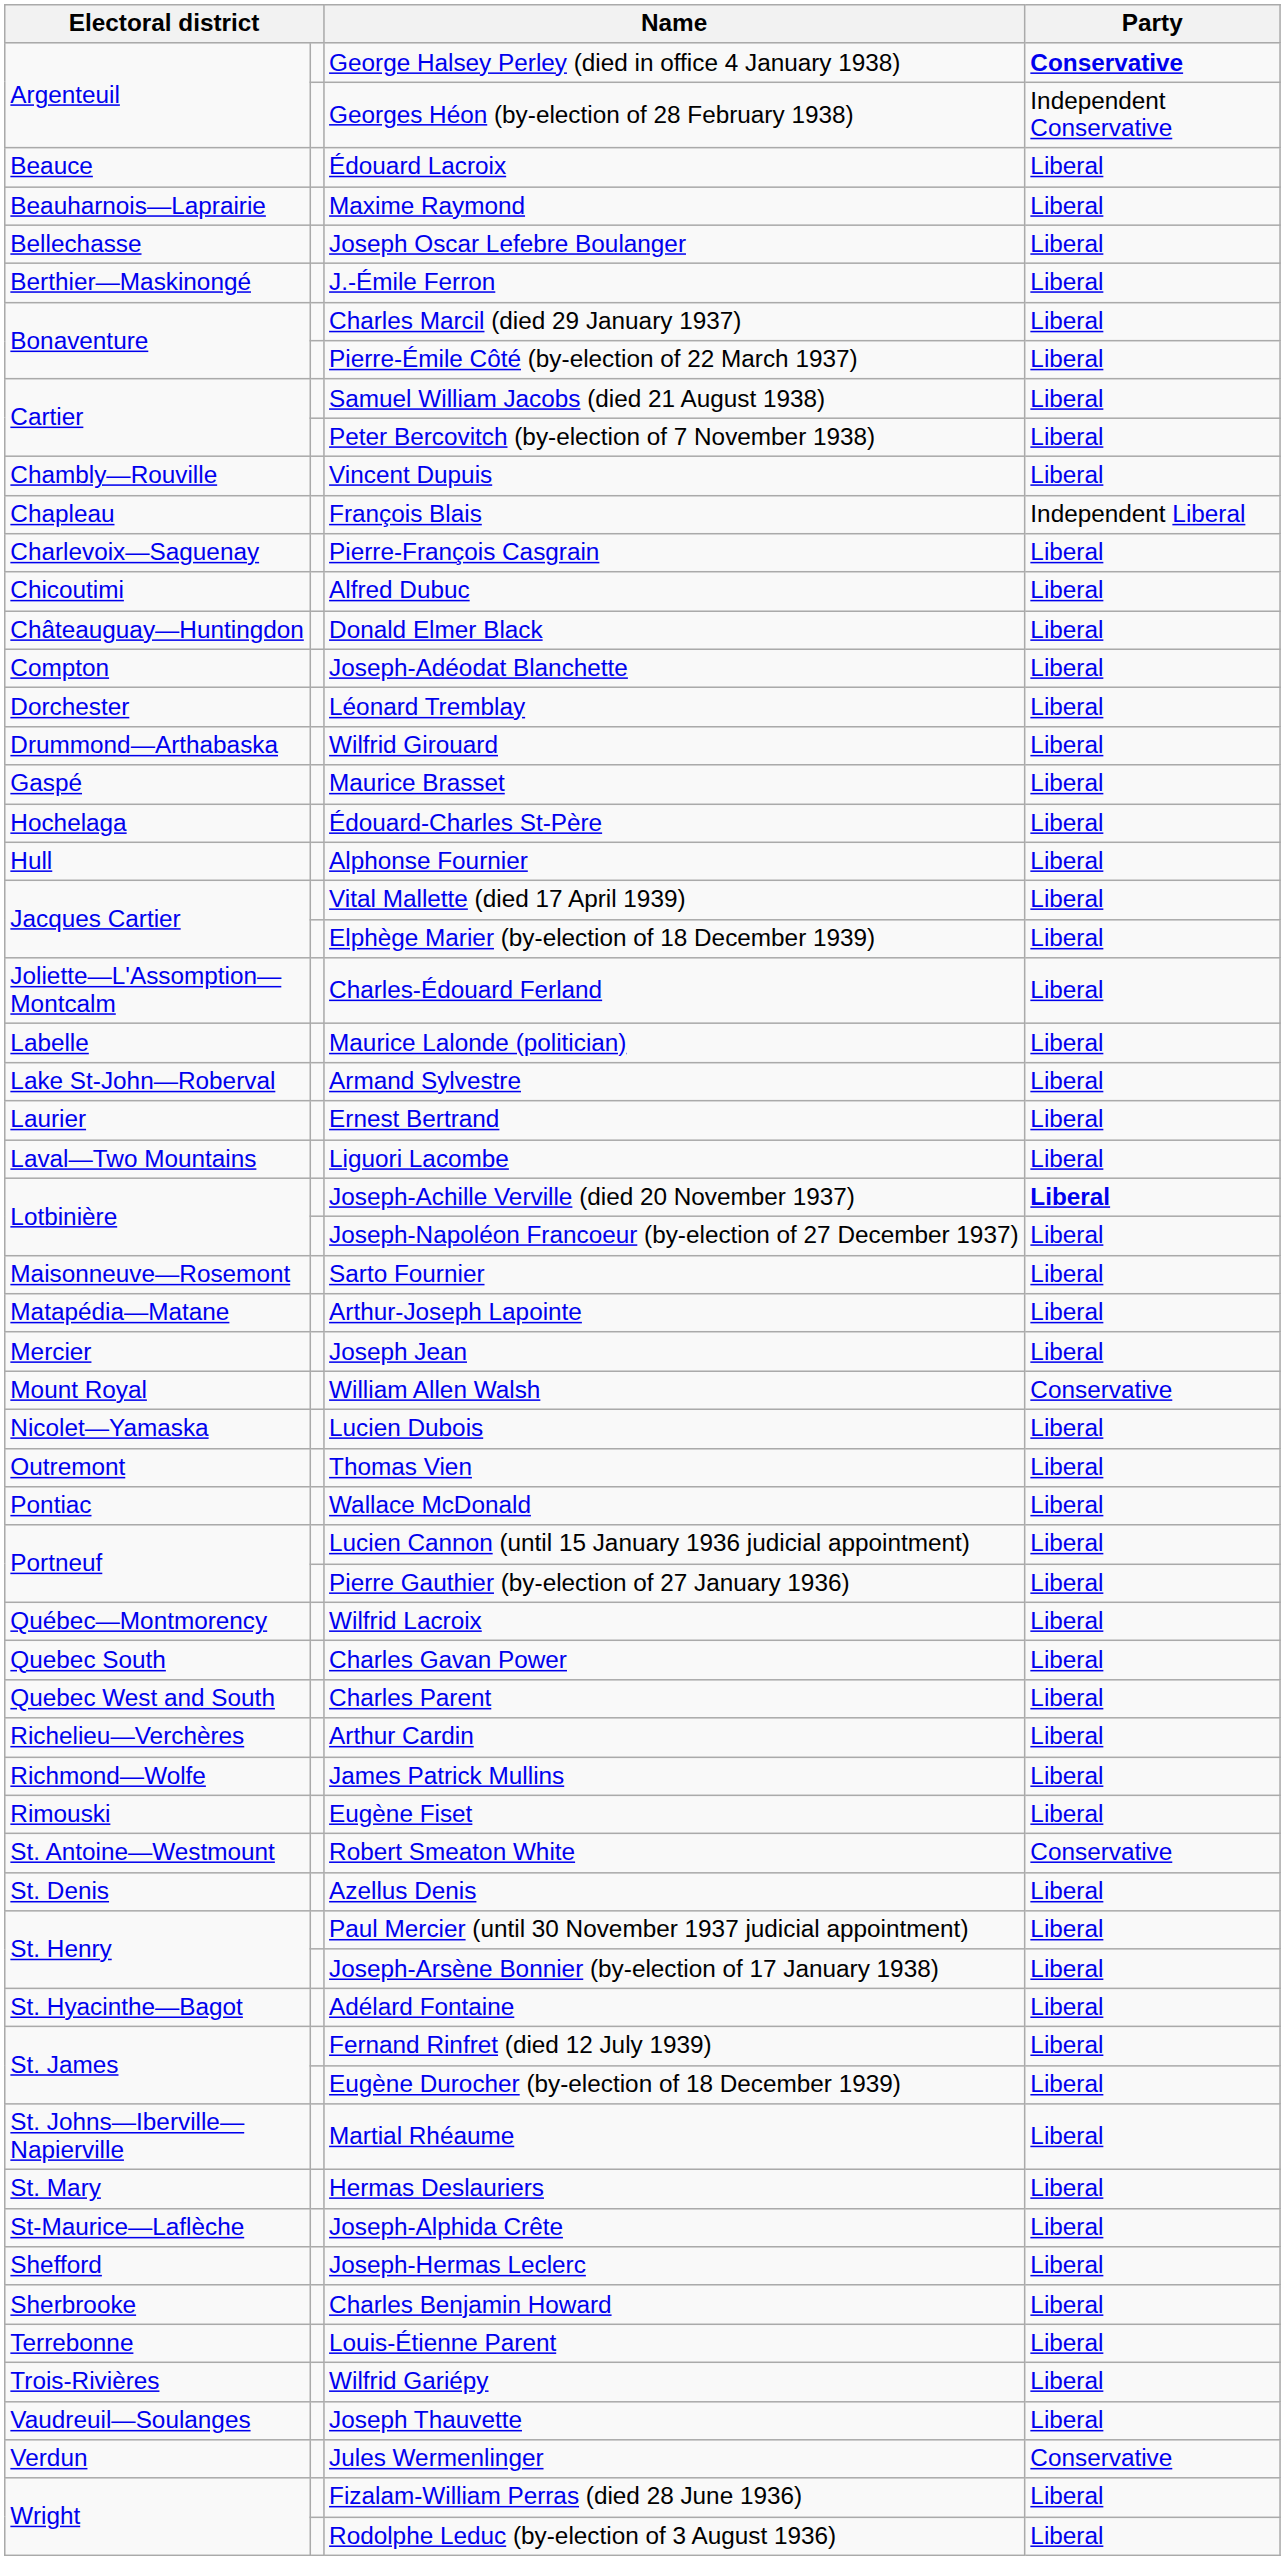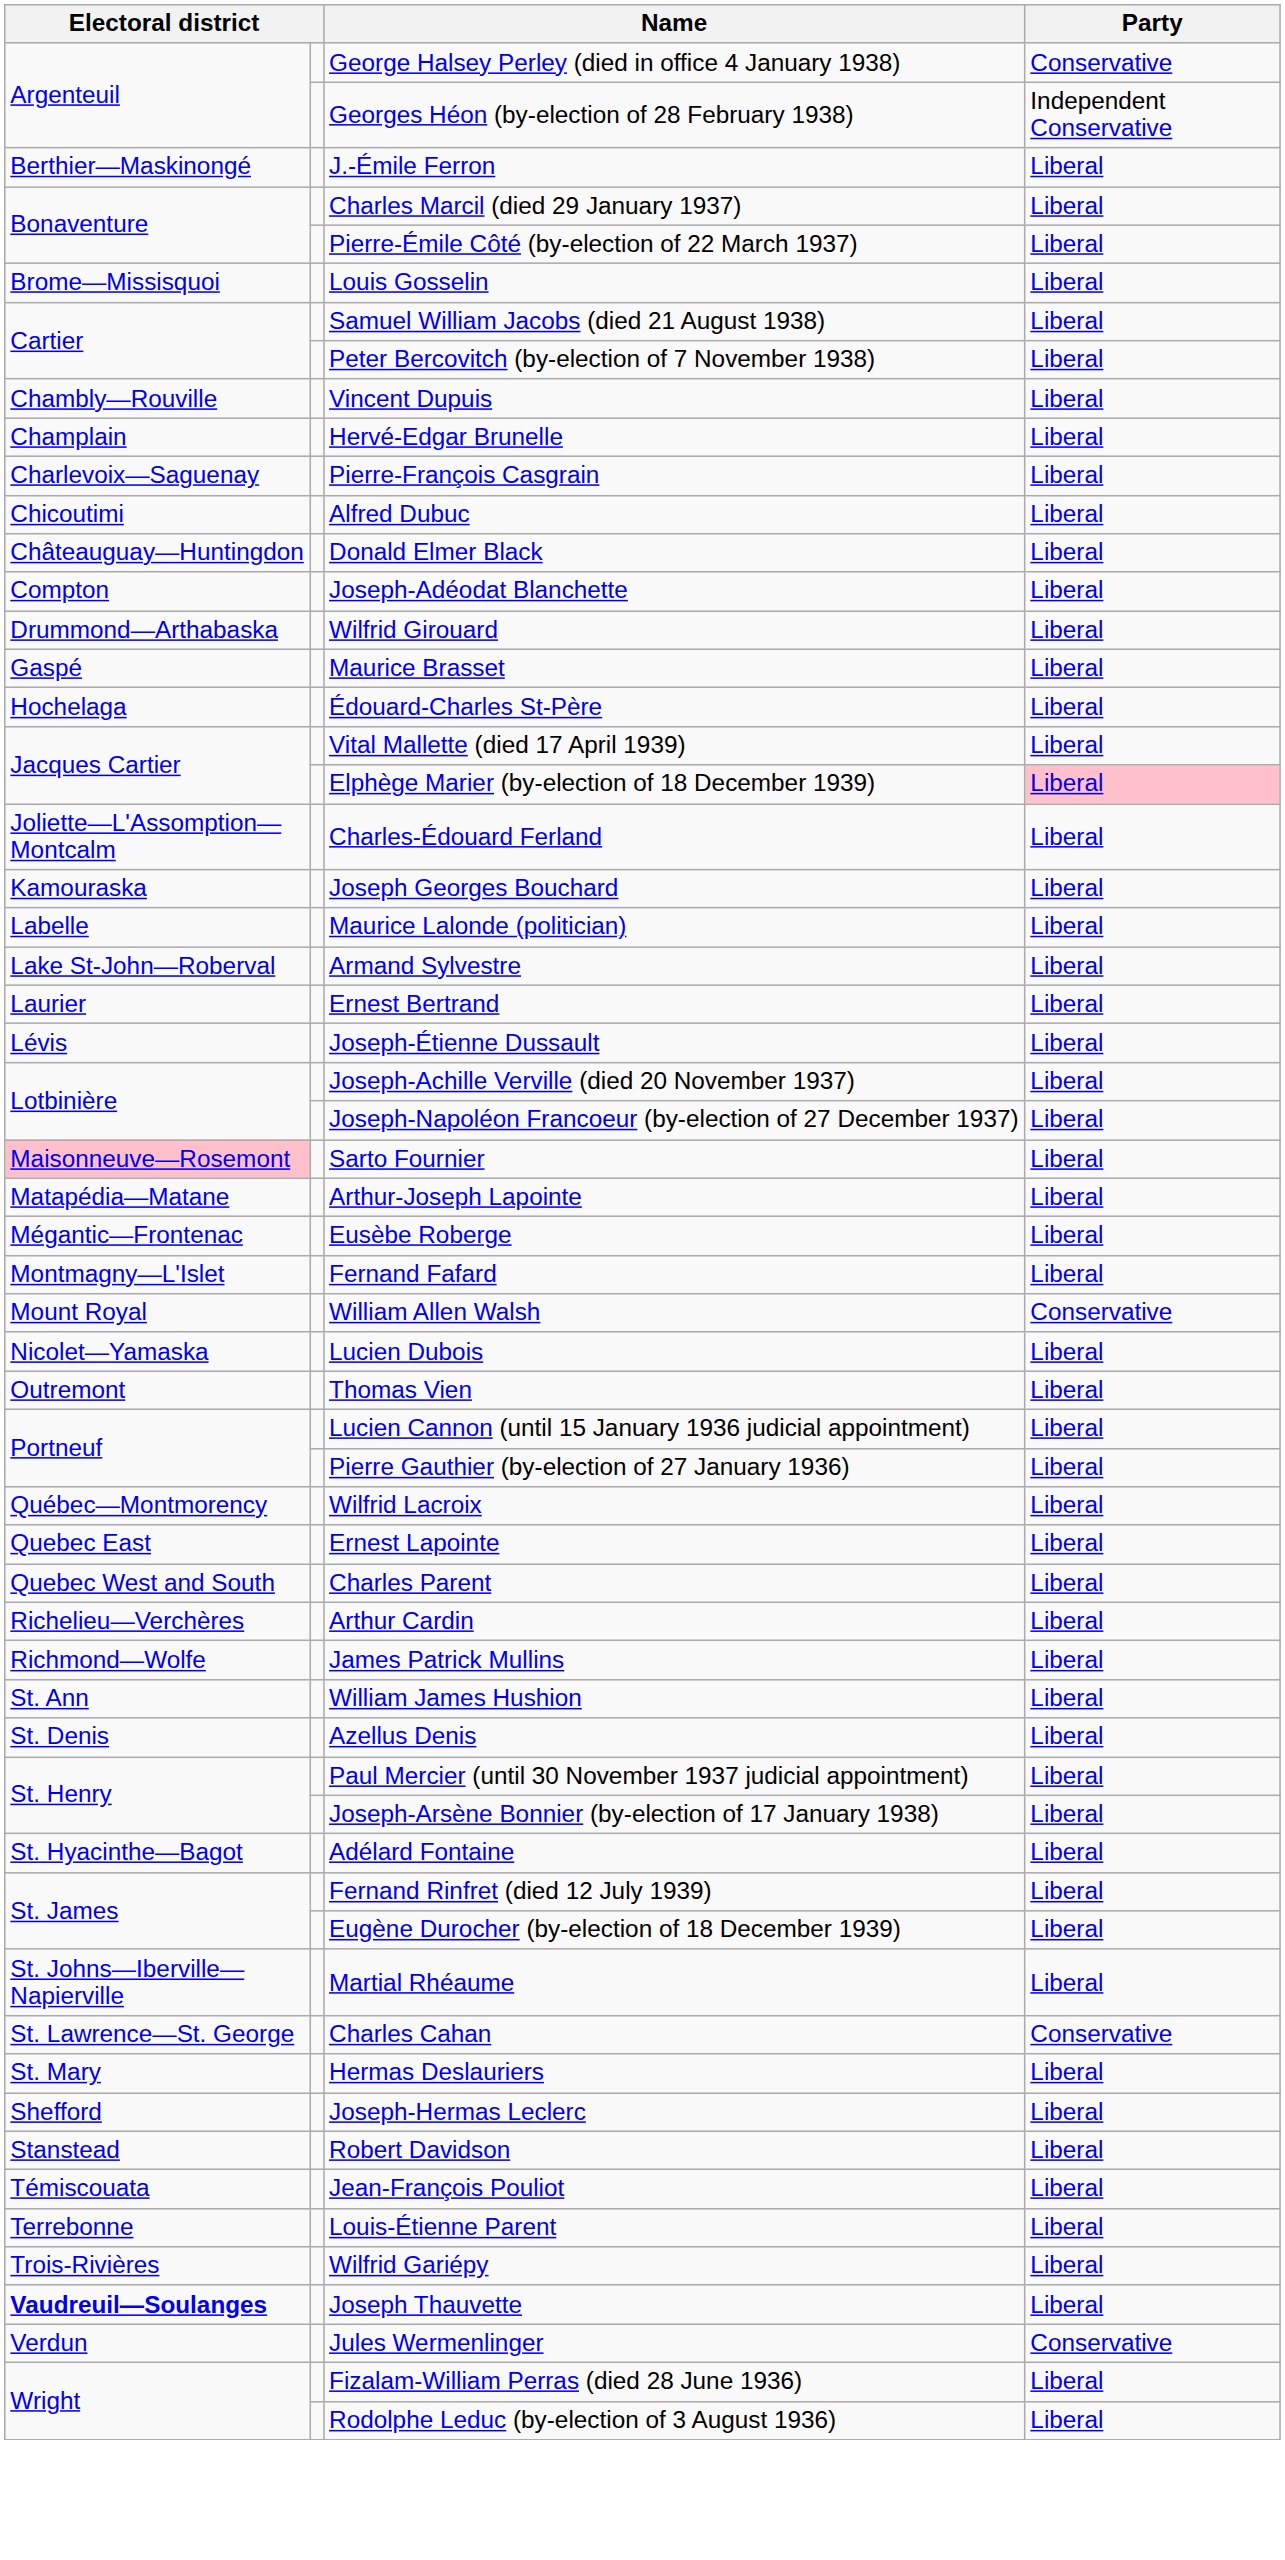(1107, 62) bold -> (1101, 62) normal
- row: (418, 166)
- row: (427, 205)
- row: (508, 243)
+ row: (409, 282)
+ row: (446, 436)
- row: (405, 513)
- row: (427, 706)
- row: (428, 861)
(1067, 938) no background -> (1067, 783) pink background
+ row: (474, 888)
- row: (419, 1158)
+ row: (464, 1042)
(1070, 1197) bold -> (1067, 1081) normal
(150, 1274) no background -> (150, 1158) pink background
+ row: (420, 1235)
- row: (398, 1351)
+ row: (413, 1274)
- row: (430, 1505)
+ row: (414, 1544)
- row: (448, 1659)
- row: (401, 1814)
+ row: (455, 1698)
- row: (452, 1852)
+ row: (410, 2034)
- row: (446, 2227)
- row: (470, 2304)
+ row: (420, 2150)
+ row: (447, 2188)
(130, 2420) normal -> (139, 2304) bold
